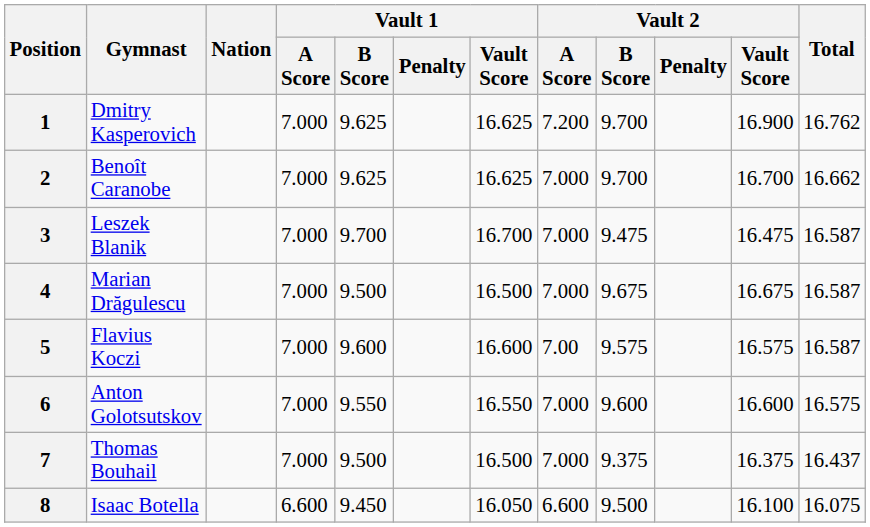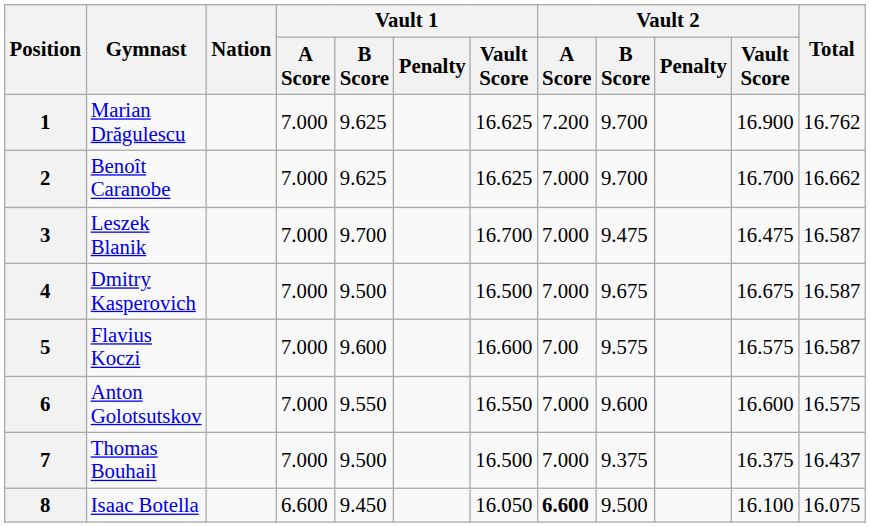(143, 122) Dmitry Kasperovich -> (138, 122) Marian Drăgulescu
(138, 291) Marian Drăgulescu -> (143, 291) Dmitry Kasperovich
(565, 505) normal -> (565, 505) bold
